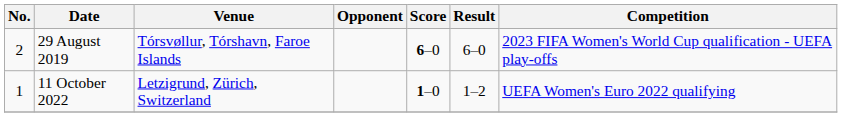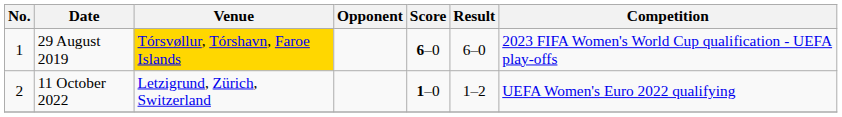(19, 49) 2 -> (19, 49) 1
(224, 49) no background -> (224, 49) gold background
(19, 91) 1 -> (19, 91) 2
